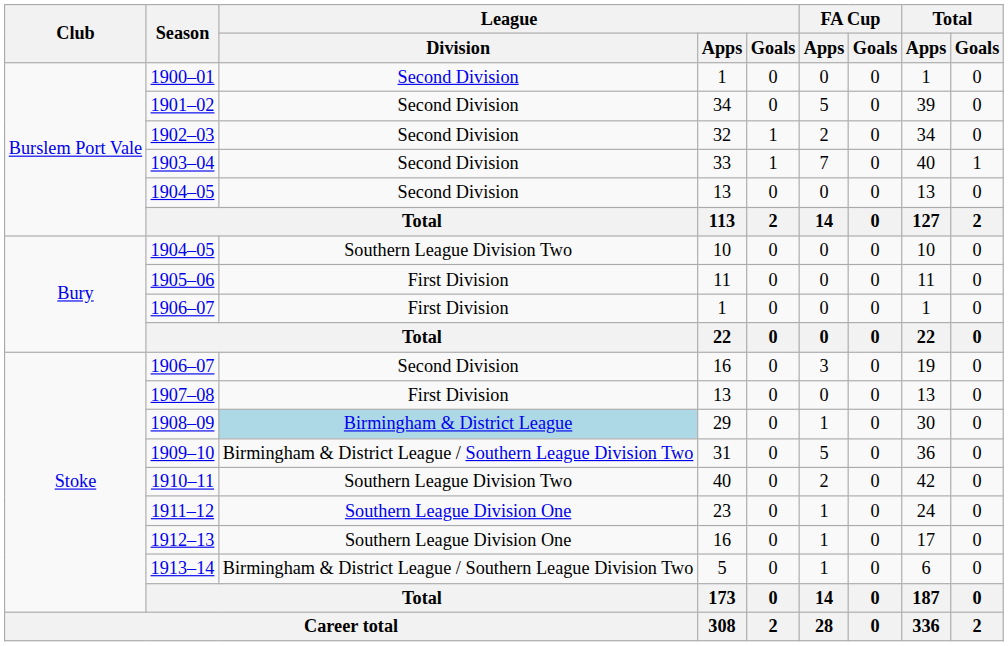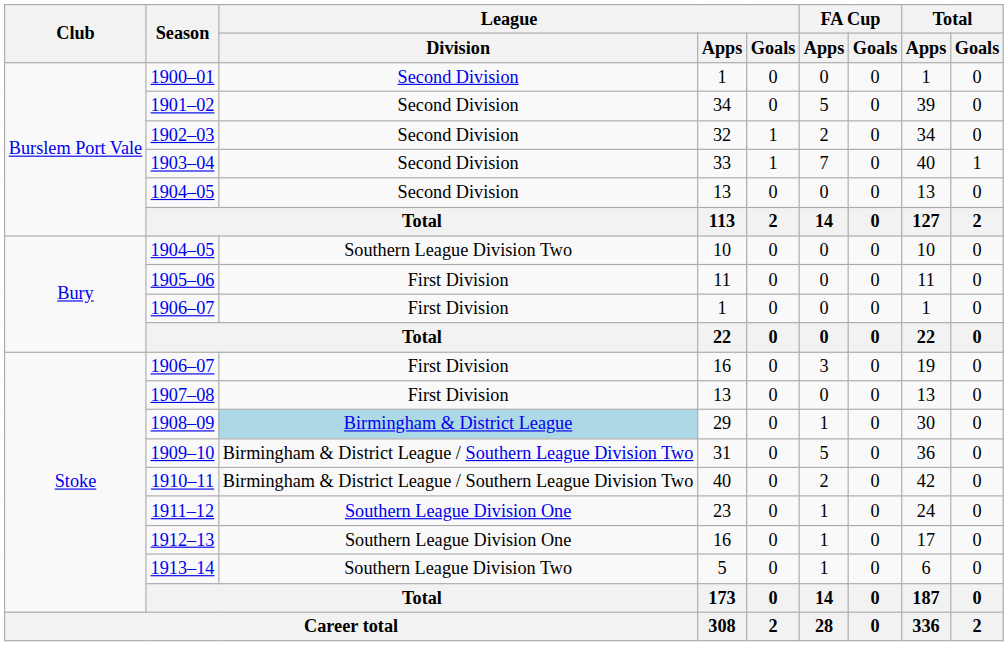(458, 366) Second Division -> (458, 366) First Division
(458, 481) Southern League Division Two -> (458, 481) Birmingham & District League / Southern League Division Two
(458, 568) Birmingham & District League / Southern League Division Two -> (458, 568) Southern League Division Two
